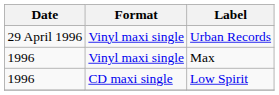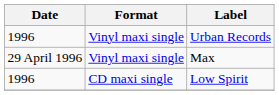(45, 36) 29 April 1996 -> (21, 36) 1996
(21, 57) 1996 -> (45, 57) 29 April 1996
